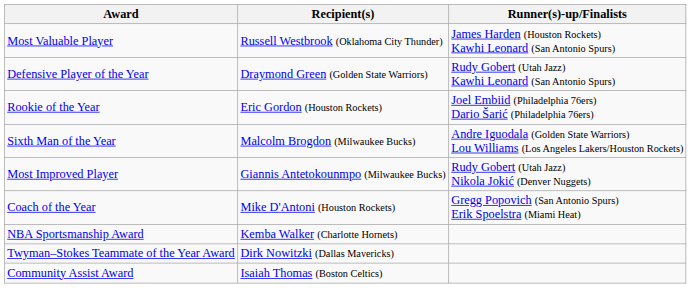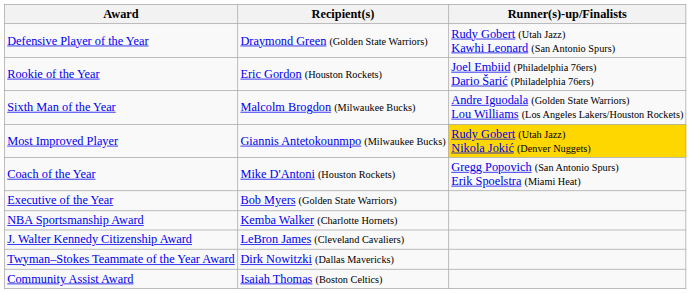- row: (60, 40)
(521, 174) no background -> (521, 140) gold background
+ row: (60, 200)
+ row: (100, 239)
